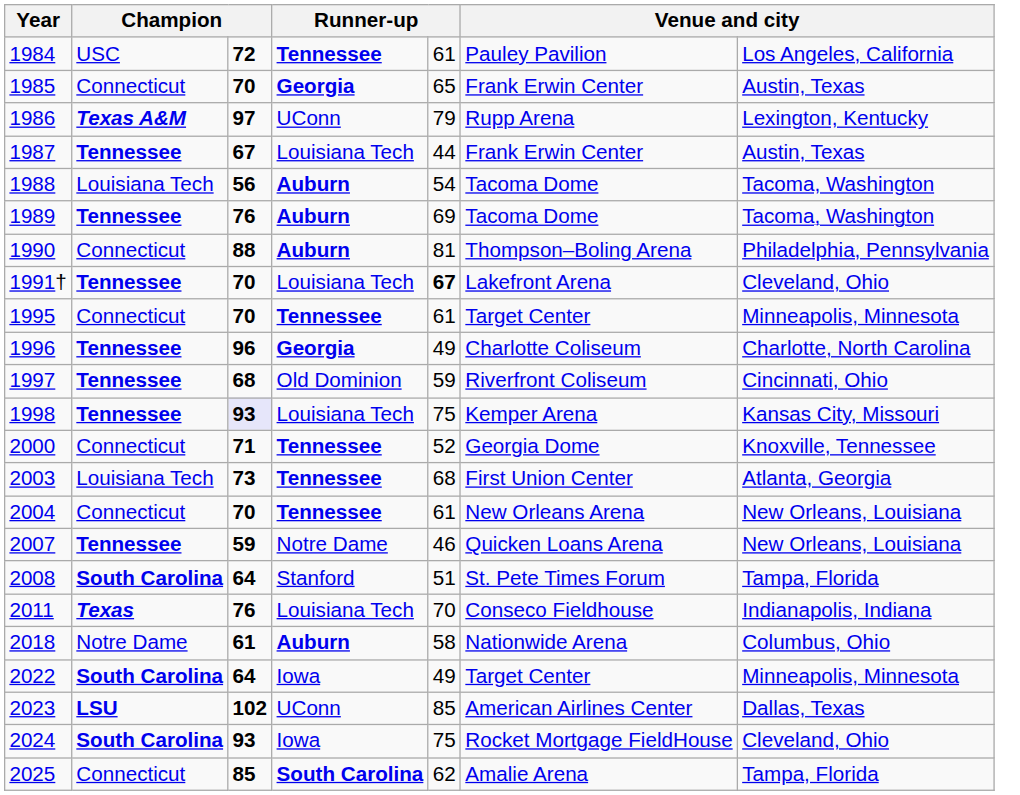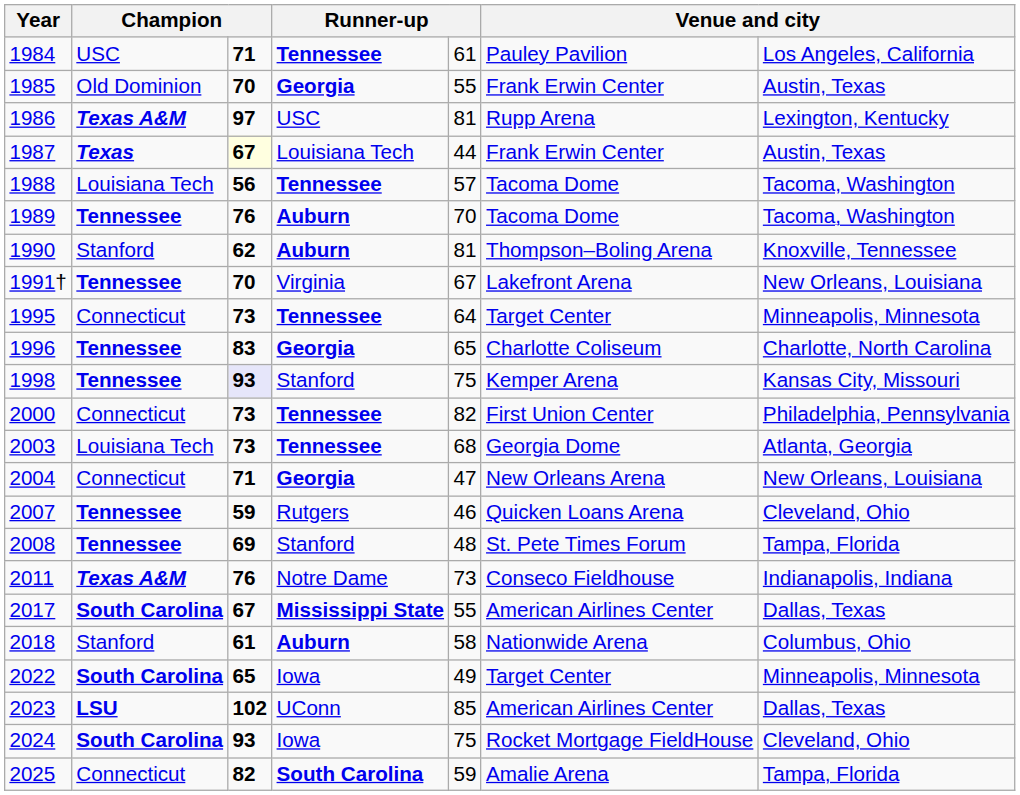(244, 53) 72 -> (244, 53) 71
(131, 86) Connecticut -> (139, 86) Old Dominion
(444, 86) 65 -> (465, 86) 55
(309, 119) UConn -> (298, 119) USC
(444, 119) 79 -> (465, 119) 81
(129, 151) Tennessee -> (105, 151) Texas
(244, 151) no background -> (244, 151) lightyellow background
(313, 184) Auburn -> (329, 184) Tennessee
(444, 184) 54 -> (465, 184) 57
(444, 217) 69 -> (465, 217) 70
(131, 250) Connecticut -> (115, 250) Stanford
(244, 250) 88 -> (244, 250) 62
(866, 250) Philadelphia, Pennsylvania -> (860, 250) Knoxville, Tennessee
(345, 282) Louisiana Tech -> (311, 282) Virginia
(444, 282) bold -> (465, 282) normal
(816, 282) Cleveland, Ohio -> (872, 282) New Orleans, Louisiana
(244, 315) 70 -> (244, 315) 73
(444, 315) 61 -> (465, 315) 64
(244, 348) 96 -> (244, 348) 83
(444, 348) 49 -> (465, 348) 65
- row: (32, 380)
(345, 413) Louisiana Tech -> (316, 380) Stanford
(244, 446) 71 -> (244, 413) 73
(444, 446) 52 -> (465, 413) 82
(532, 446) Georgia Dome -> (570, 413) First Union Center
(839, 446) Knoxville, Tennessee -> (886, 413) Philadelphia, Pennsylvania
(549, 479) First Union Center -> (553, 446) Georgia Dome
(244, 511) 70 -> (244, 479) 71
(329, 511) Tennessee -> (316, 479) Georgia
(444, 511) 61 -> (465, 479) 47
(332, 544) Notre Dame -> (313, 511) Rutgers
(852, 544) New Orleans, Louisiana -> (836, 511) Cleveland, Ohio
(150, 577) South Carolina -> (129, 544) Tennessee
(244, 577) 64 -> (244, 544) 69
(444, 577) 51 -> (465, 544) 48
(105, 610) Texas -> (131, 577) Texas A&M
(345, 610) Louisiana Tech -> (332, 577) Notre Dame
(444, 610) 70 -> (465, 577) 73
+ row: (32, 610)
(132, 642) Notre Dame -> (115, 642) Stanford
(244, 675) 64 -> (244, 675) 65
(244, 773) 85 -> (244, 773) 82
(444, 773) 62 -> (465, 773) 59
